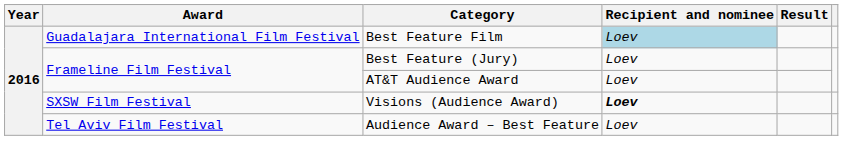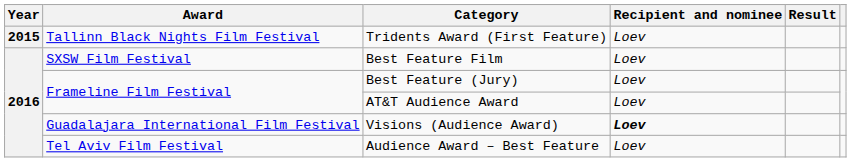+ row: (487, 37)
(203, 37) Guadalajara International Film Festival -> (119, 59) SXSW Film Festival
(621, 37) lightblue background -> (629, 59) no background
(119, 103) SXSW Film Festival -> (203, 125) Guadalajara International Film Festival
